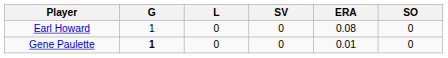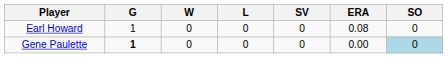+ column: (189, 12)
(346, 45) 0.01 -> (358, 45) 0.00
(411, 45) no background -> (415, 45) lightblue background
